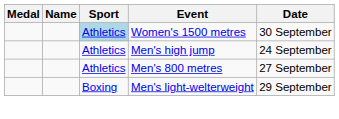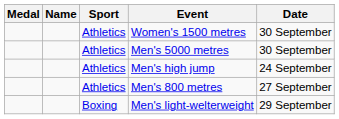(104, 32) lightblue background -> (104, 32) no background
+ row: (180, 50)
